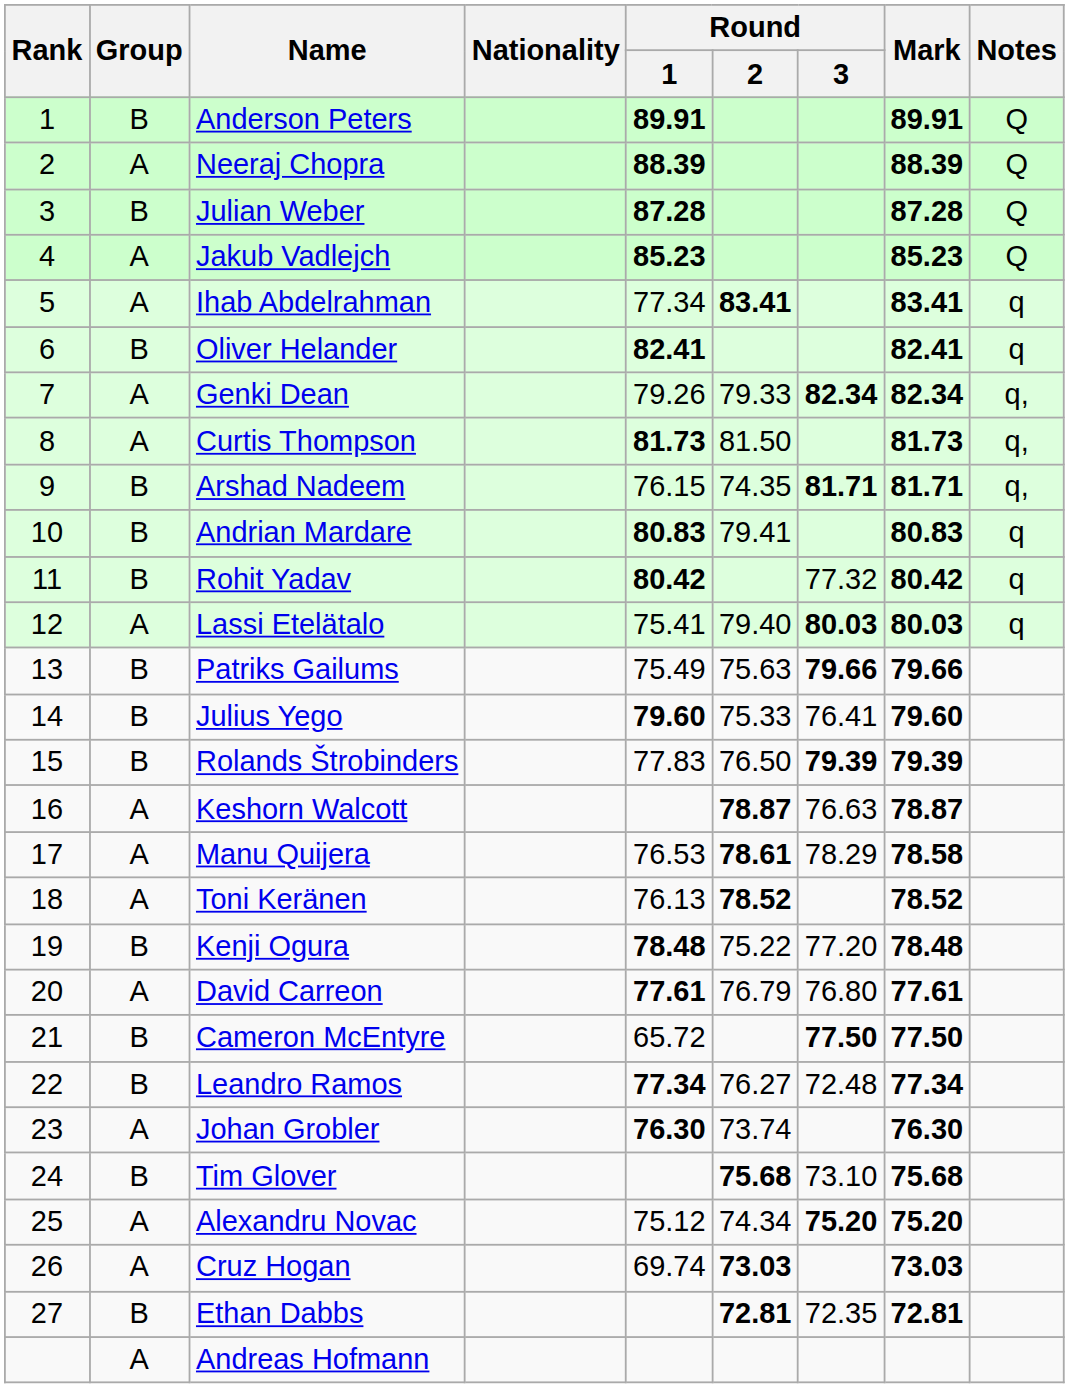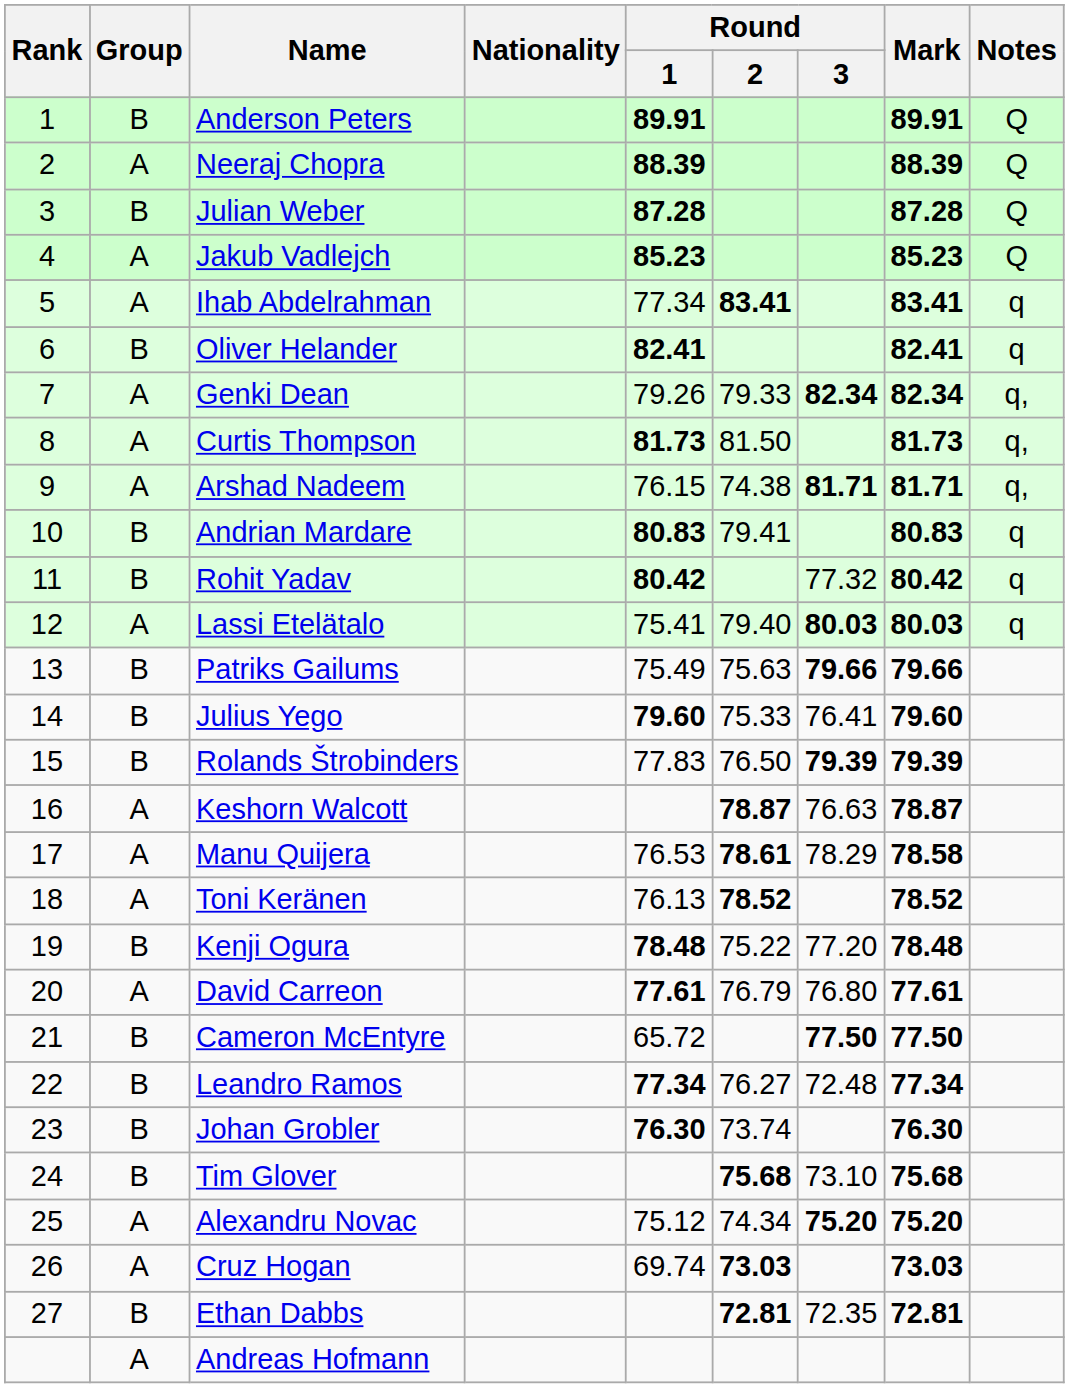(139, 486) B -> (139, 486) A
(755, 486) 74.35 -> (755, 486) 74.38
(139, 1129) A -> (139, 1129) B
